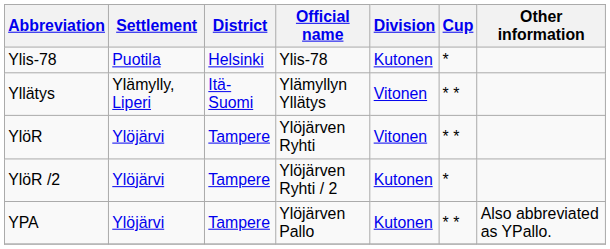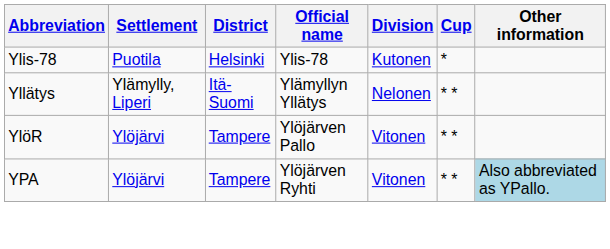(400, 94) Vitonen -> (401, 94) Nelonen
(312, 136) Ylöjärven Ryhti -> (313, 136) Ylöjärven Pallo
- row: (34, 179)
(312, 222) Ylöjärven Pallo -> (313, 179) Ylöjärven Ryhti
(403, 222) Kutonen -> (399, 179) Vitonen
(540, 222) no background -> (538, 179) lightblue background
